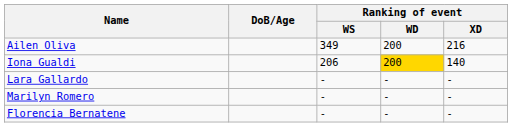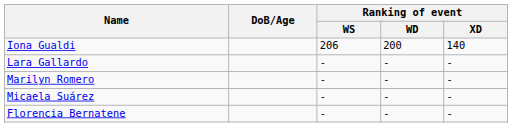- row: (41, 47)
(392, 63) gold background -> (392, 47) no background
+ row: (51, 97)
